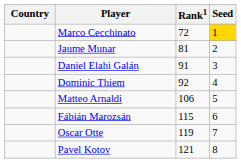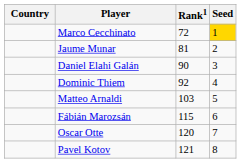(183, 65) 91 -> (183, 65) 90
(186, 99) 106 -> (186, 99) 103
(186, 132) 119 -> (186, 132) 120
